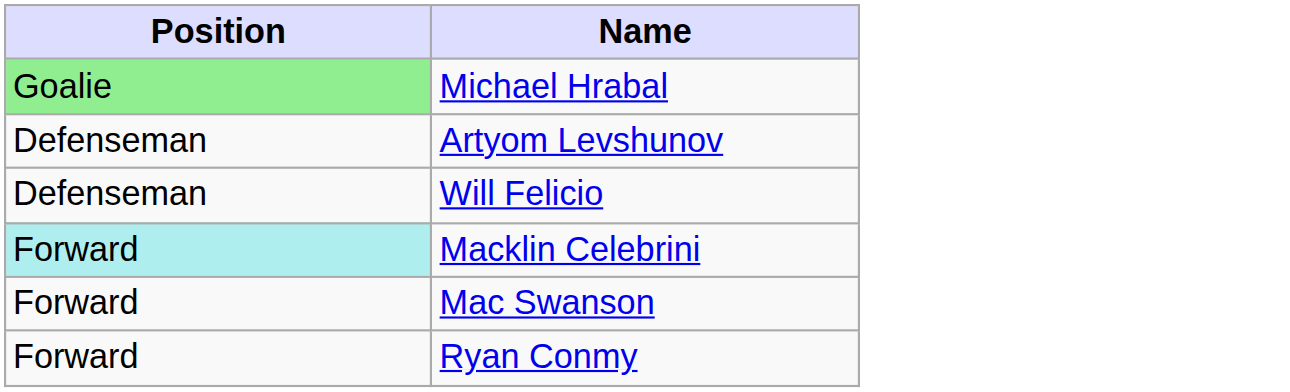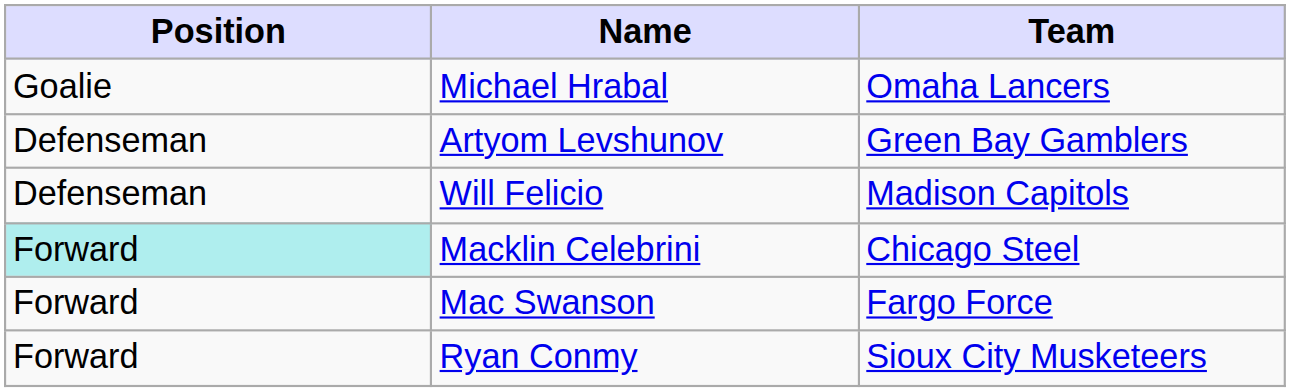+ column: (1072, 31)
(62, 85) lightgreen background -> (62, 85) no background
